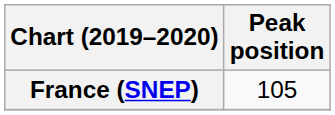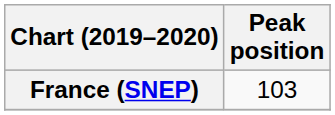(277, 89) 105 -> (277, 89) 103
